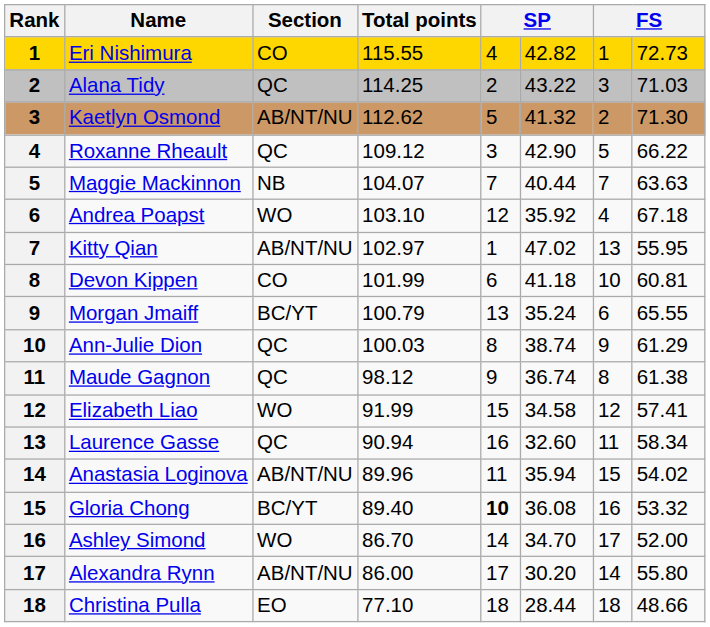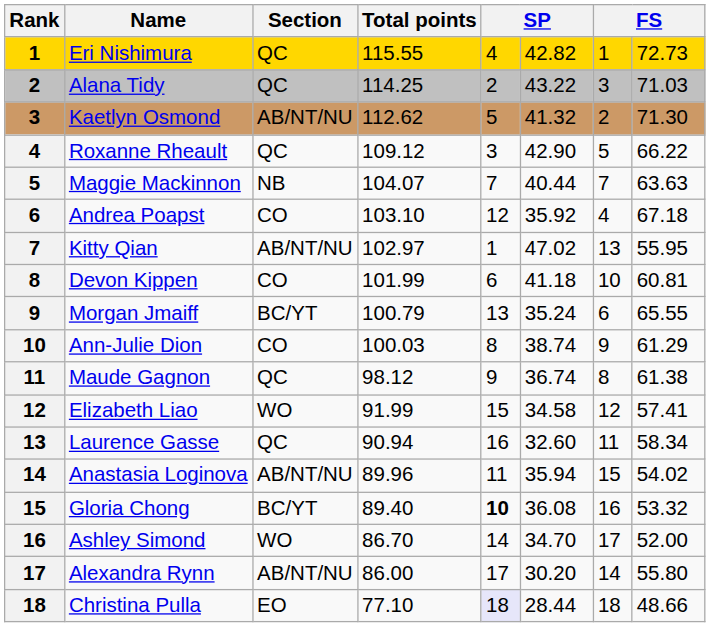(272, 53) CO -> (272, 53) QC
(275, 215) WO -> (272, 215) CO
(272, 345) QC -> (272, 345) CO
(497, 605) no background -> (497, 605) lavender background
